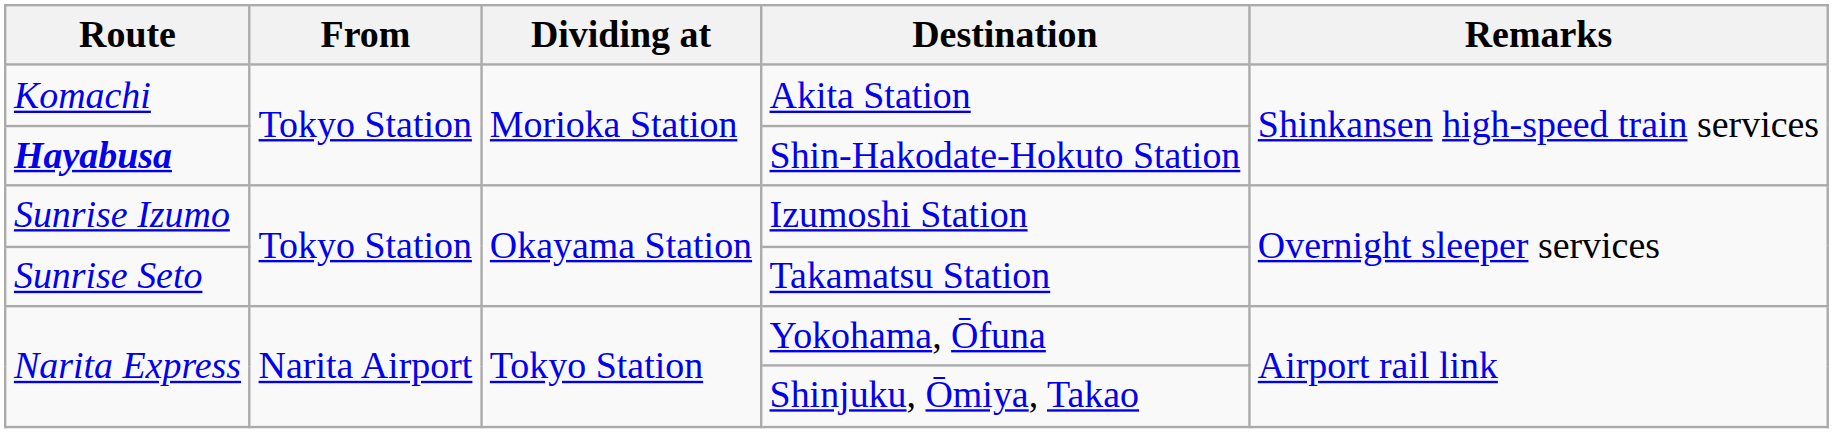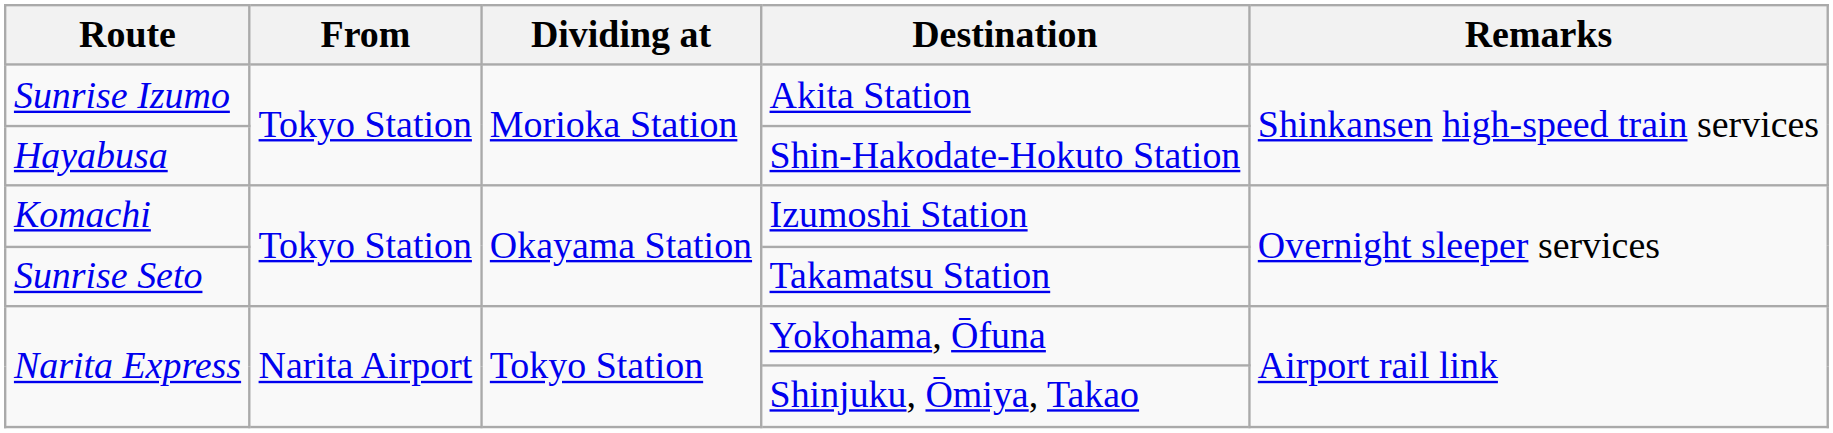(82, 94) Komachi -> (122, 94) Sunrise Izumo
(93, 154) bold -> (91, 154) normal
(122, 214) Sunrise Izumo -> (82, 214) Komachi
